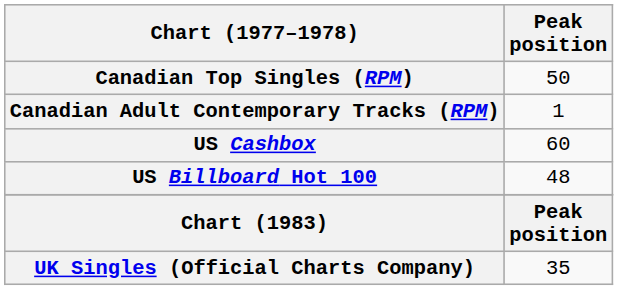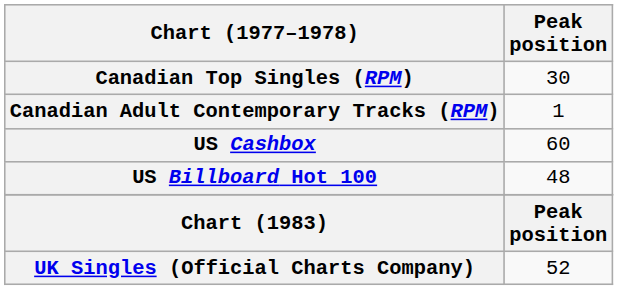(558, 78) 50 -> (558, 78) 30
(558, 268) 35 -> (558, 268) 52
